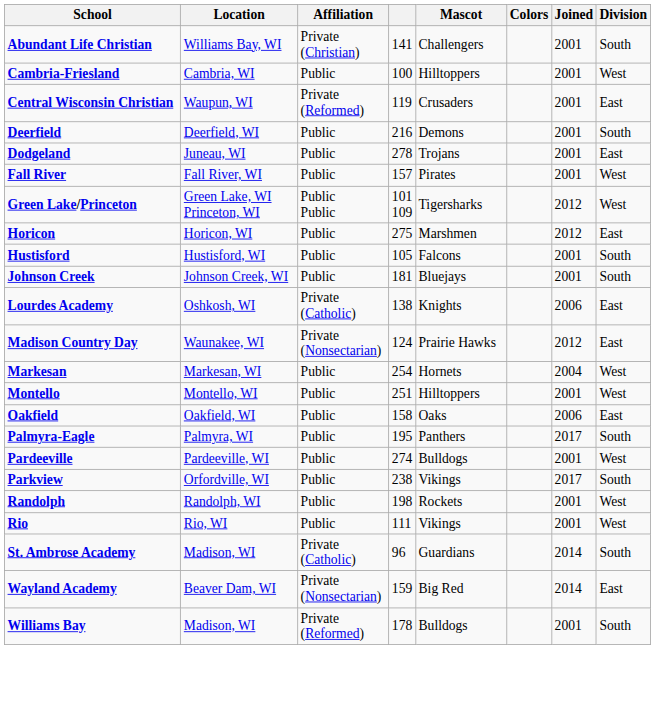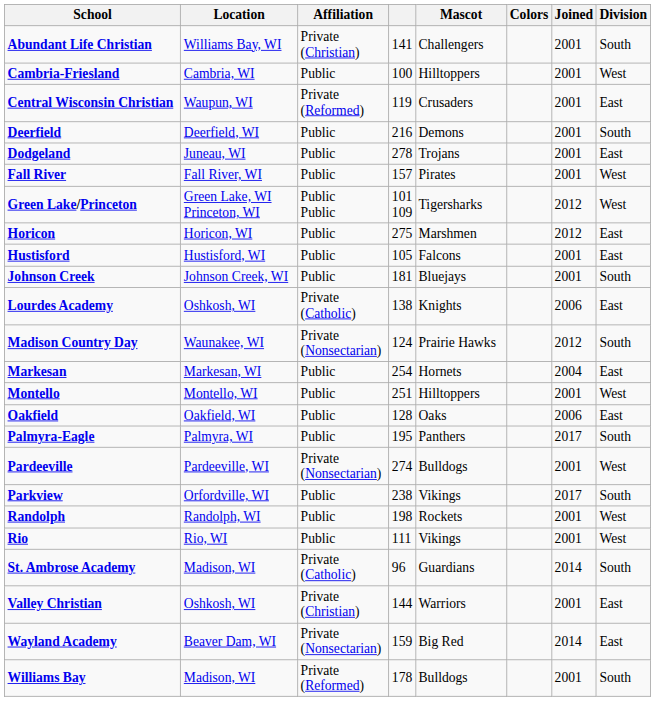(615, 255) South -> (611, 255) East
(611, 342) East -> (615, 342) South
(613, 372) West -> (611, 372) East
(402, 415) 158 -> (402, 415) 128
(318, 458) Public -> (341, 466) Private (Nonsectarian)
+ row: (55, 604)
